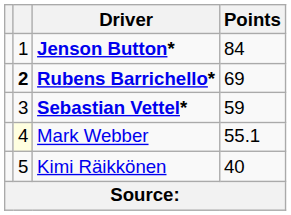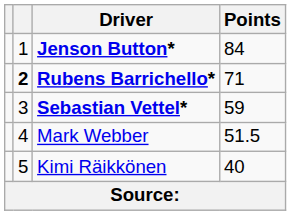(234, 78) 69 -> (234, 78) 71
(23, 136) lightyellow background -> (23, 136) no background
(242, 136) 55.1 -> (242, 136) 51.5
